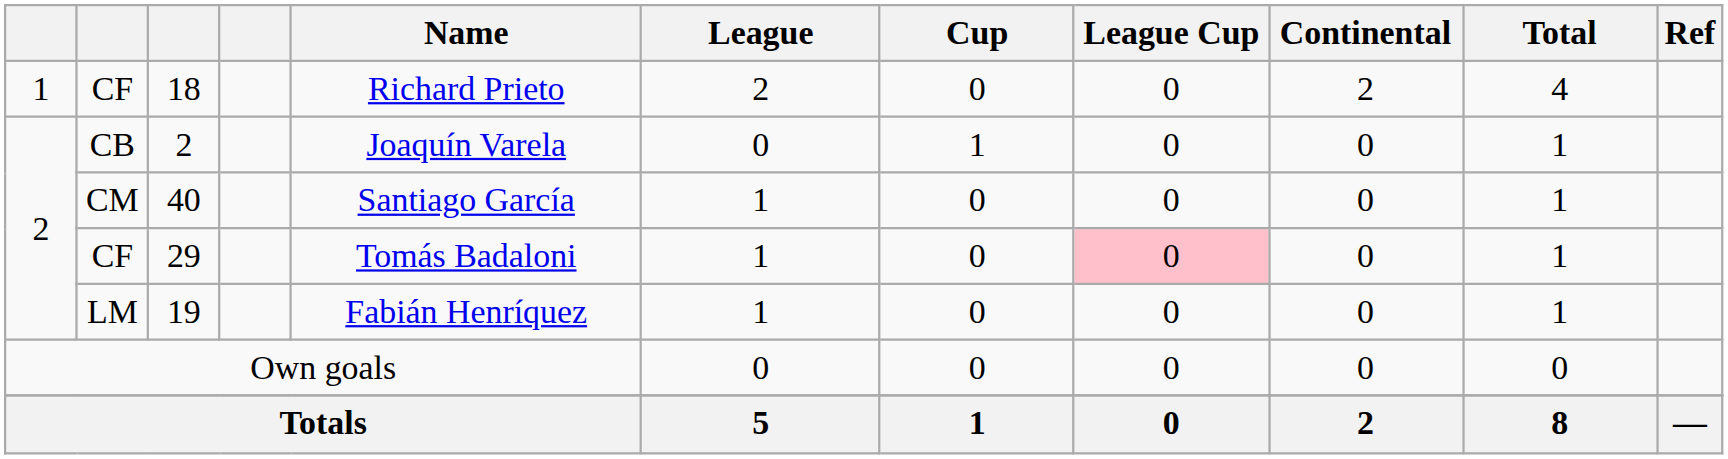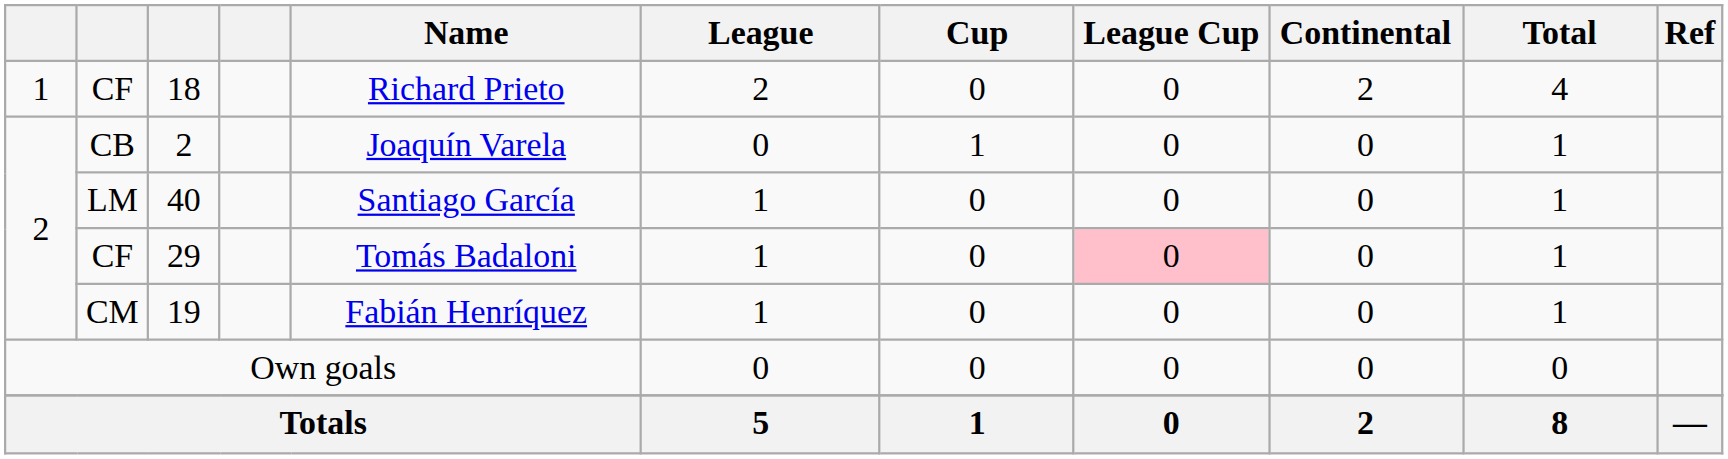(112, 200) CM -> (112, 200) LM
(112, 312) LM -> (112, 312) CM
